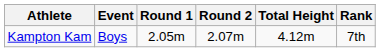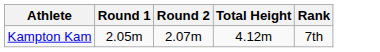- column: (116, 15)
